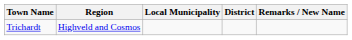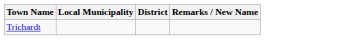- column: (99, 12)
